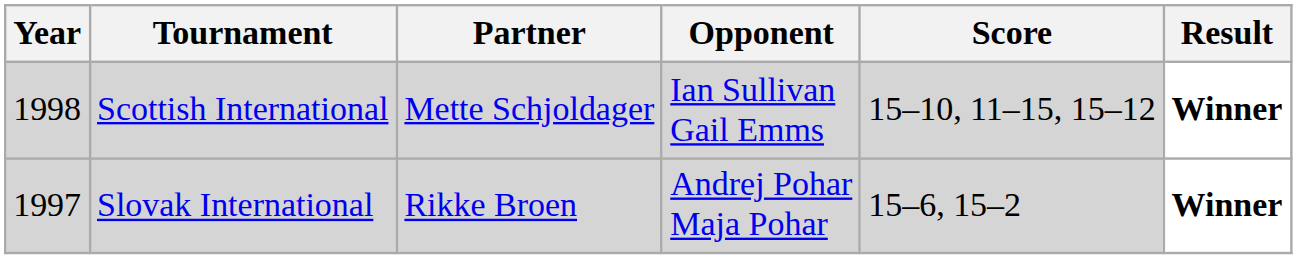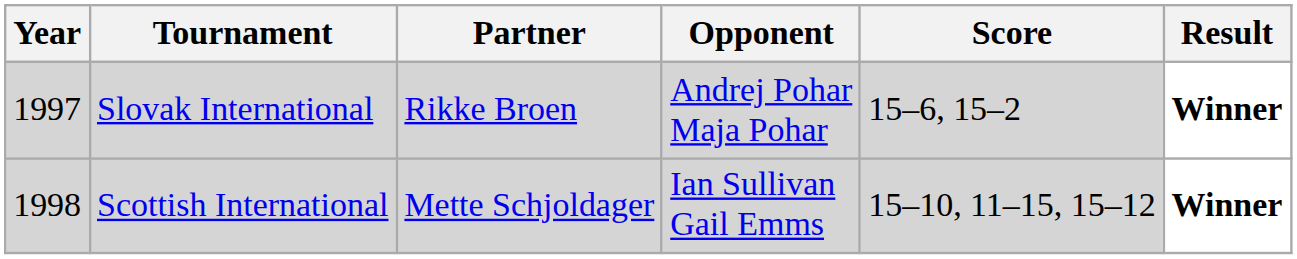rows swapped: (235, 205) <-> (243, 109)
